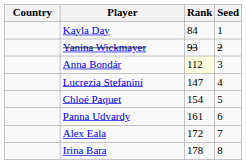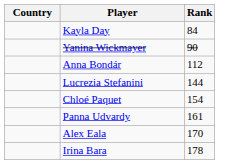- column: (228, 13)
(192, 47) 93 -> (192, 47) 90
(195, 64) lightyellow background -> (195, 64) no background
(195, 82) 147 -> (195, 82) 144
(195, 133) 172 -> (195, 133) 170
